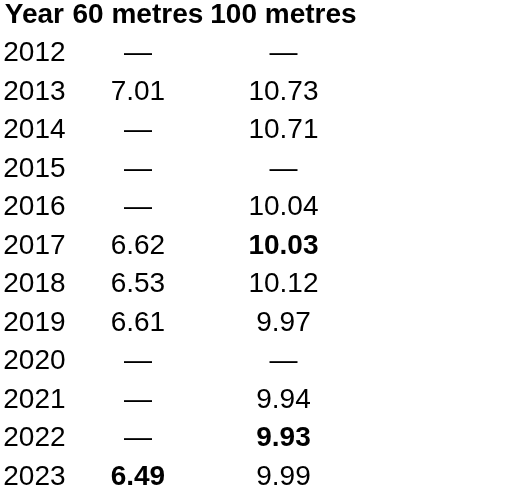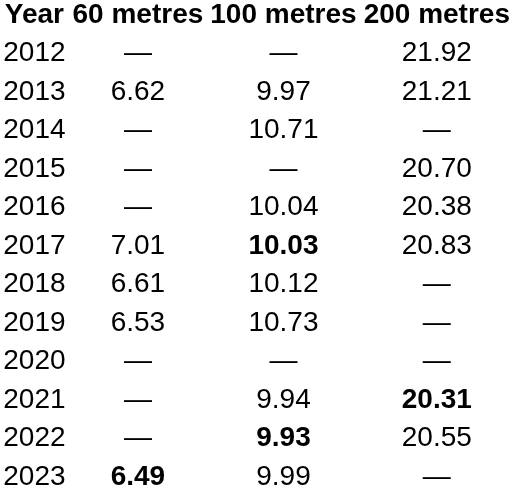+ column: (437, 13)
(138, 90) 7.01 -> (138, 90) 6.62
(283, 90) 10.73 -> (283, 90) 9.97
(138, 244) 6.62 -> (138, 244) 7.01
(138, 283) 6.53 -> (138, 283) 6.61
(138, 321) 6.61 -> (138, 321) 6.53
(283, 321) 9.97 -> (283, 321) 10.73
